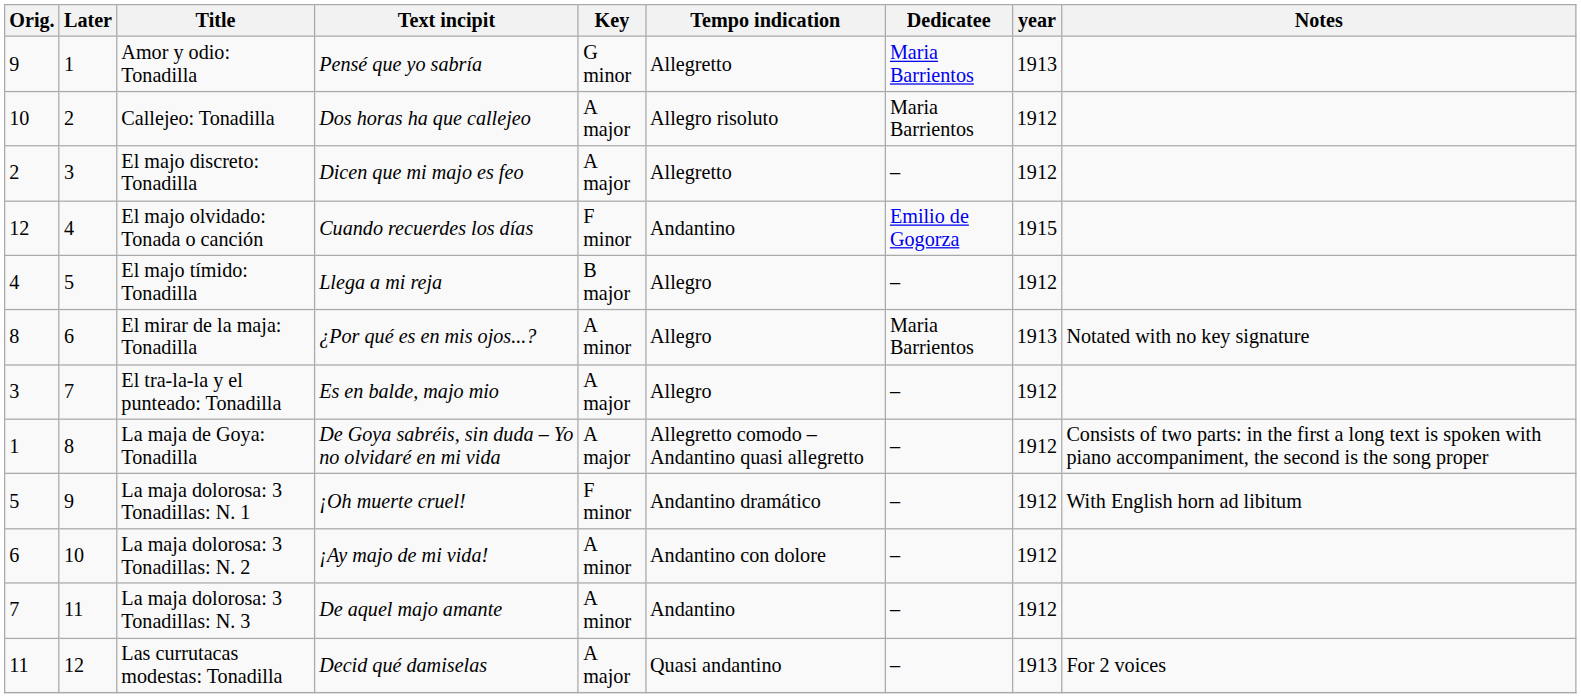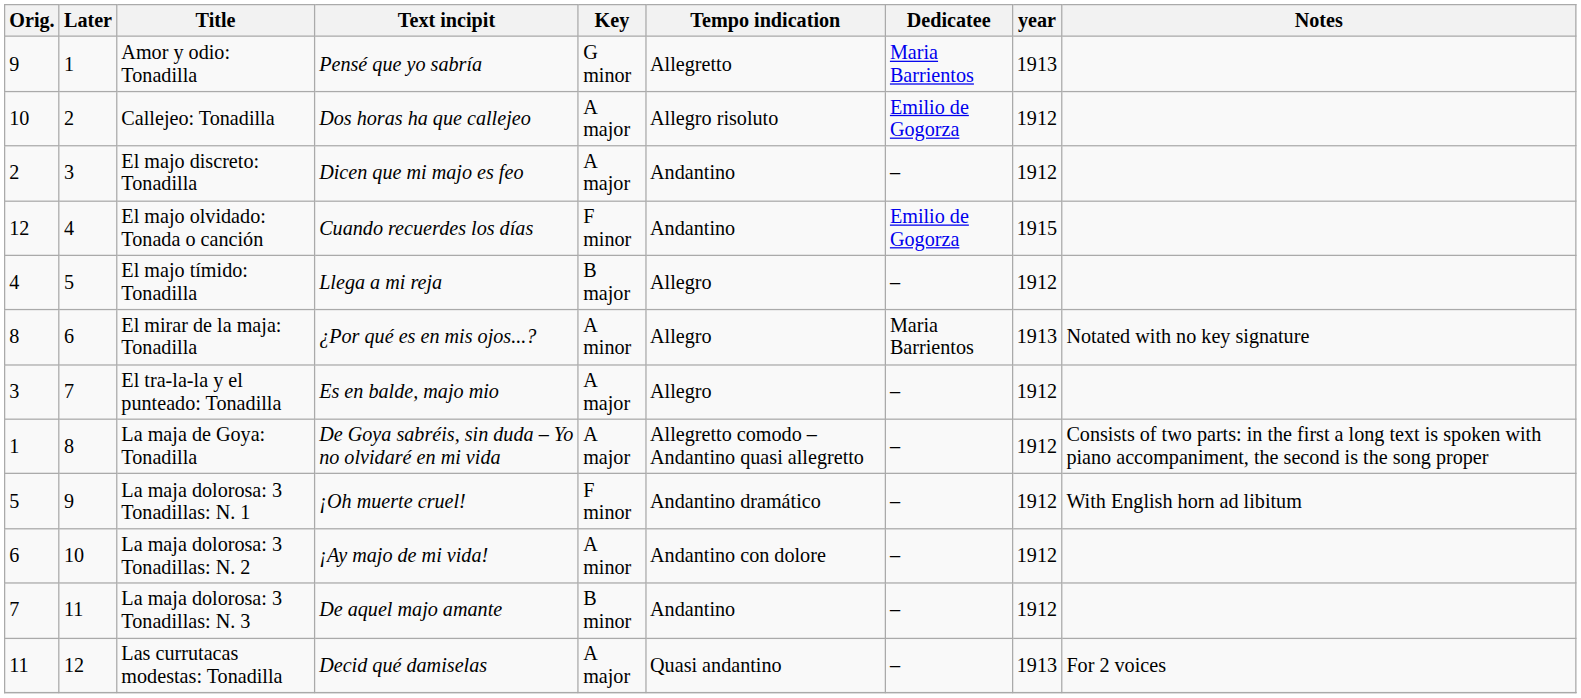(932, 118) Maria Barrientos -> (929, 118) Emilio de Gogorza
(691, 173) Allegretto -> (693, 173) Andantino
(607, 610) A minor -> (607, 610) B minor
